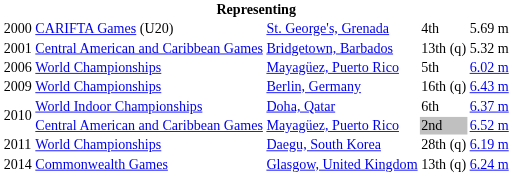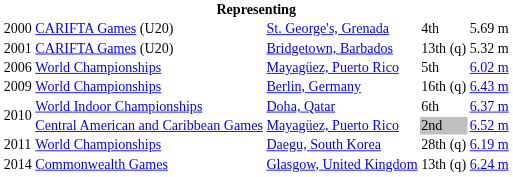(149, 48) Central American and Caribbean Games -> (104, 48) CARIFTA Games (U20)
